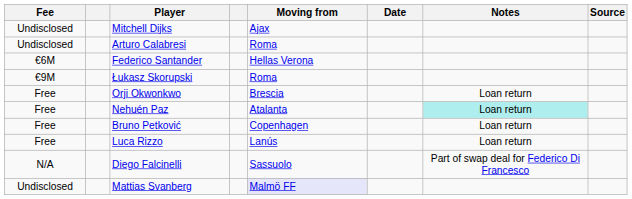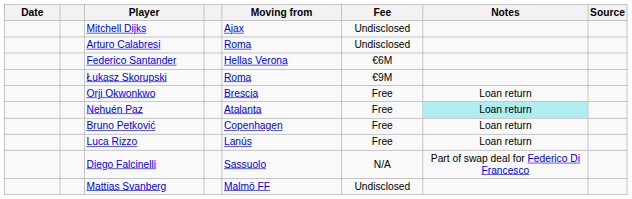columns swapped: (395, 12) <-> (45, 12)
(273, 186) lavender background -> (247, 186) no background
